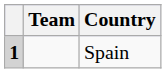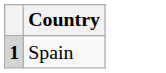- column: (52, 20)
